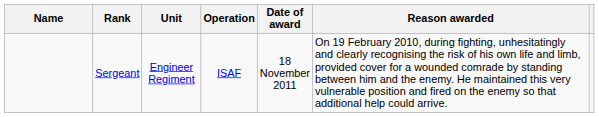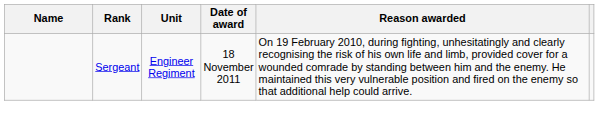- column: (229, 19)
